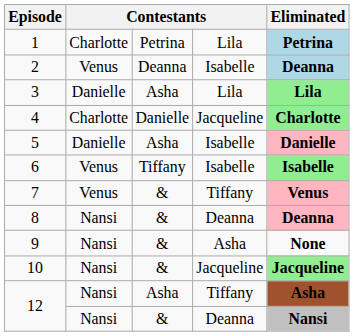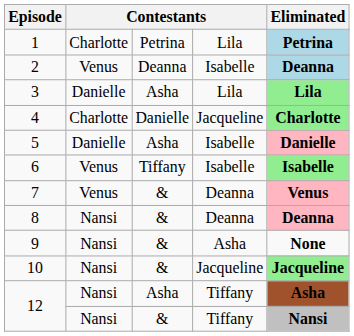(230, 192) Tiffany -> (230, 192) Deanna
(230, 318) Deanna -> (230, 318) Tiffany
